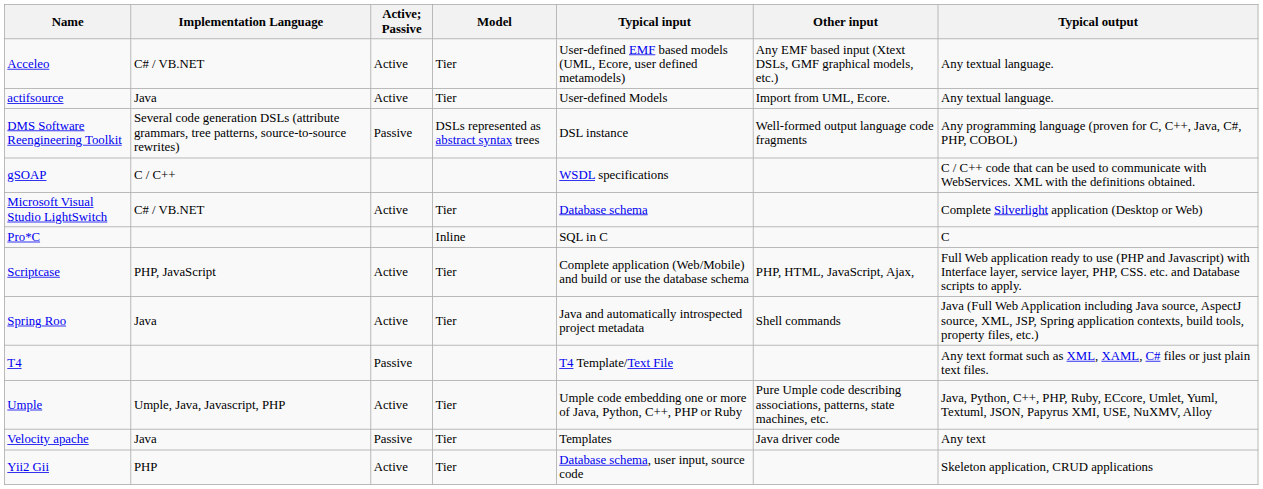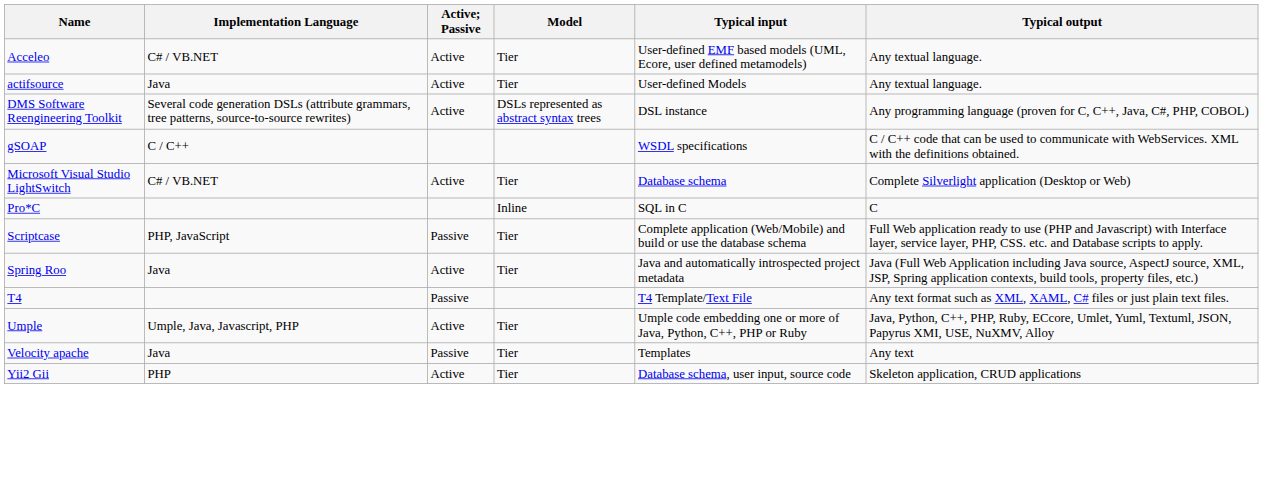- column: (846, 21)
(393, 133) Passive -> (447, 111) Active
(391, 271) Active -> (450, 235) Passive
